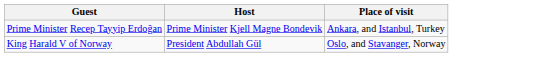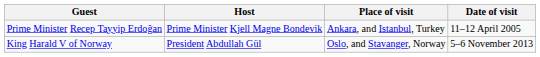+ column: (492, 12)
